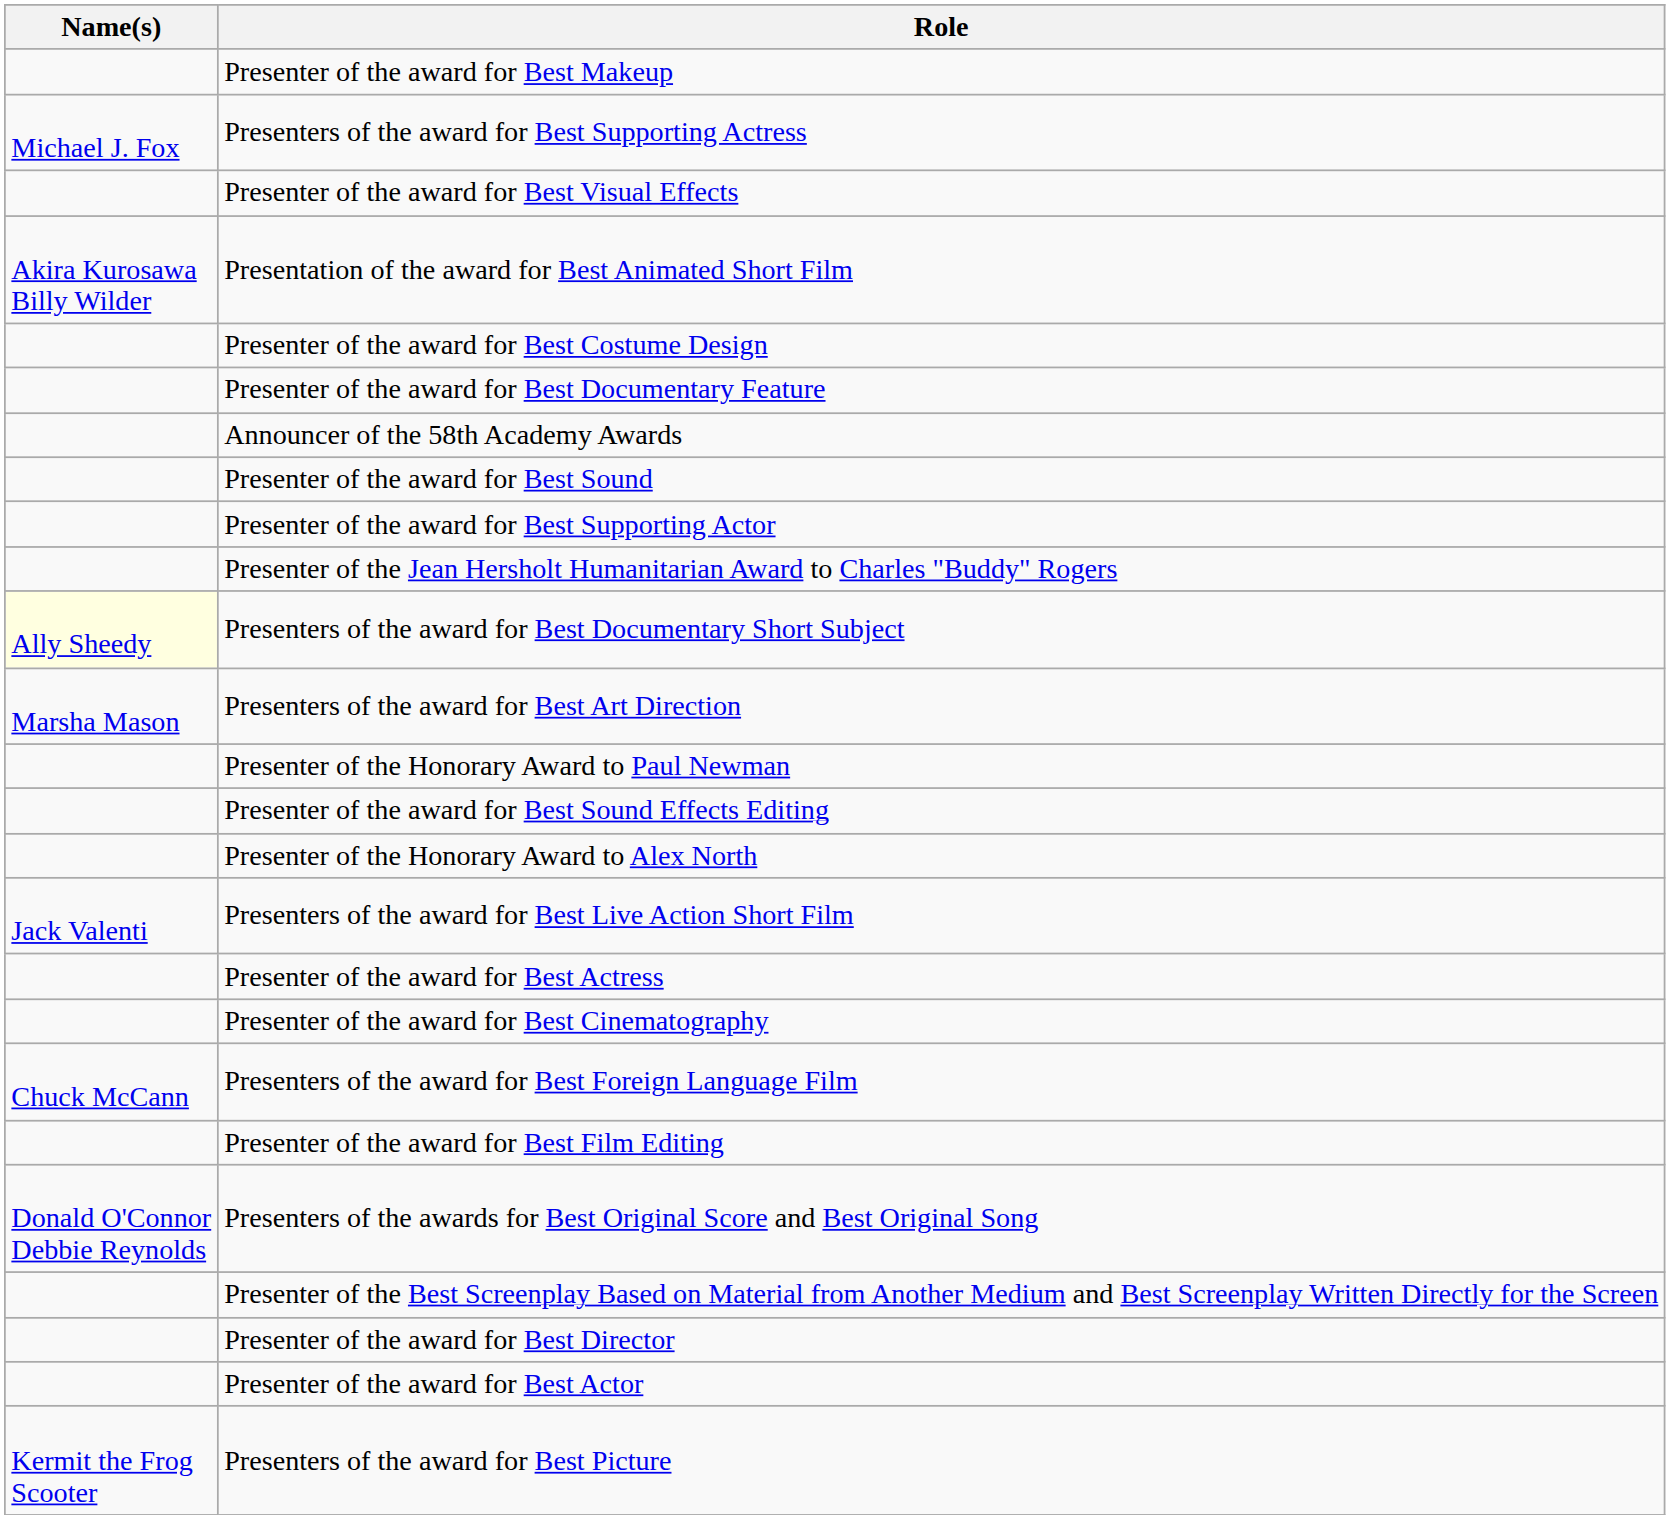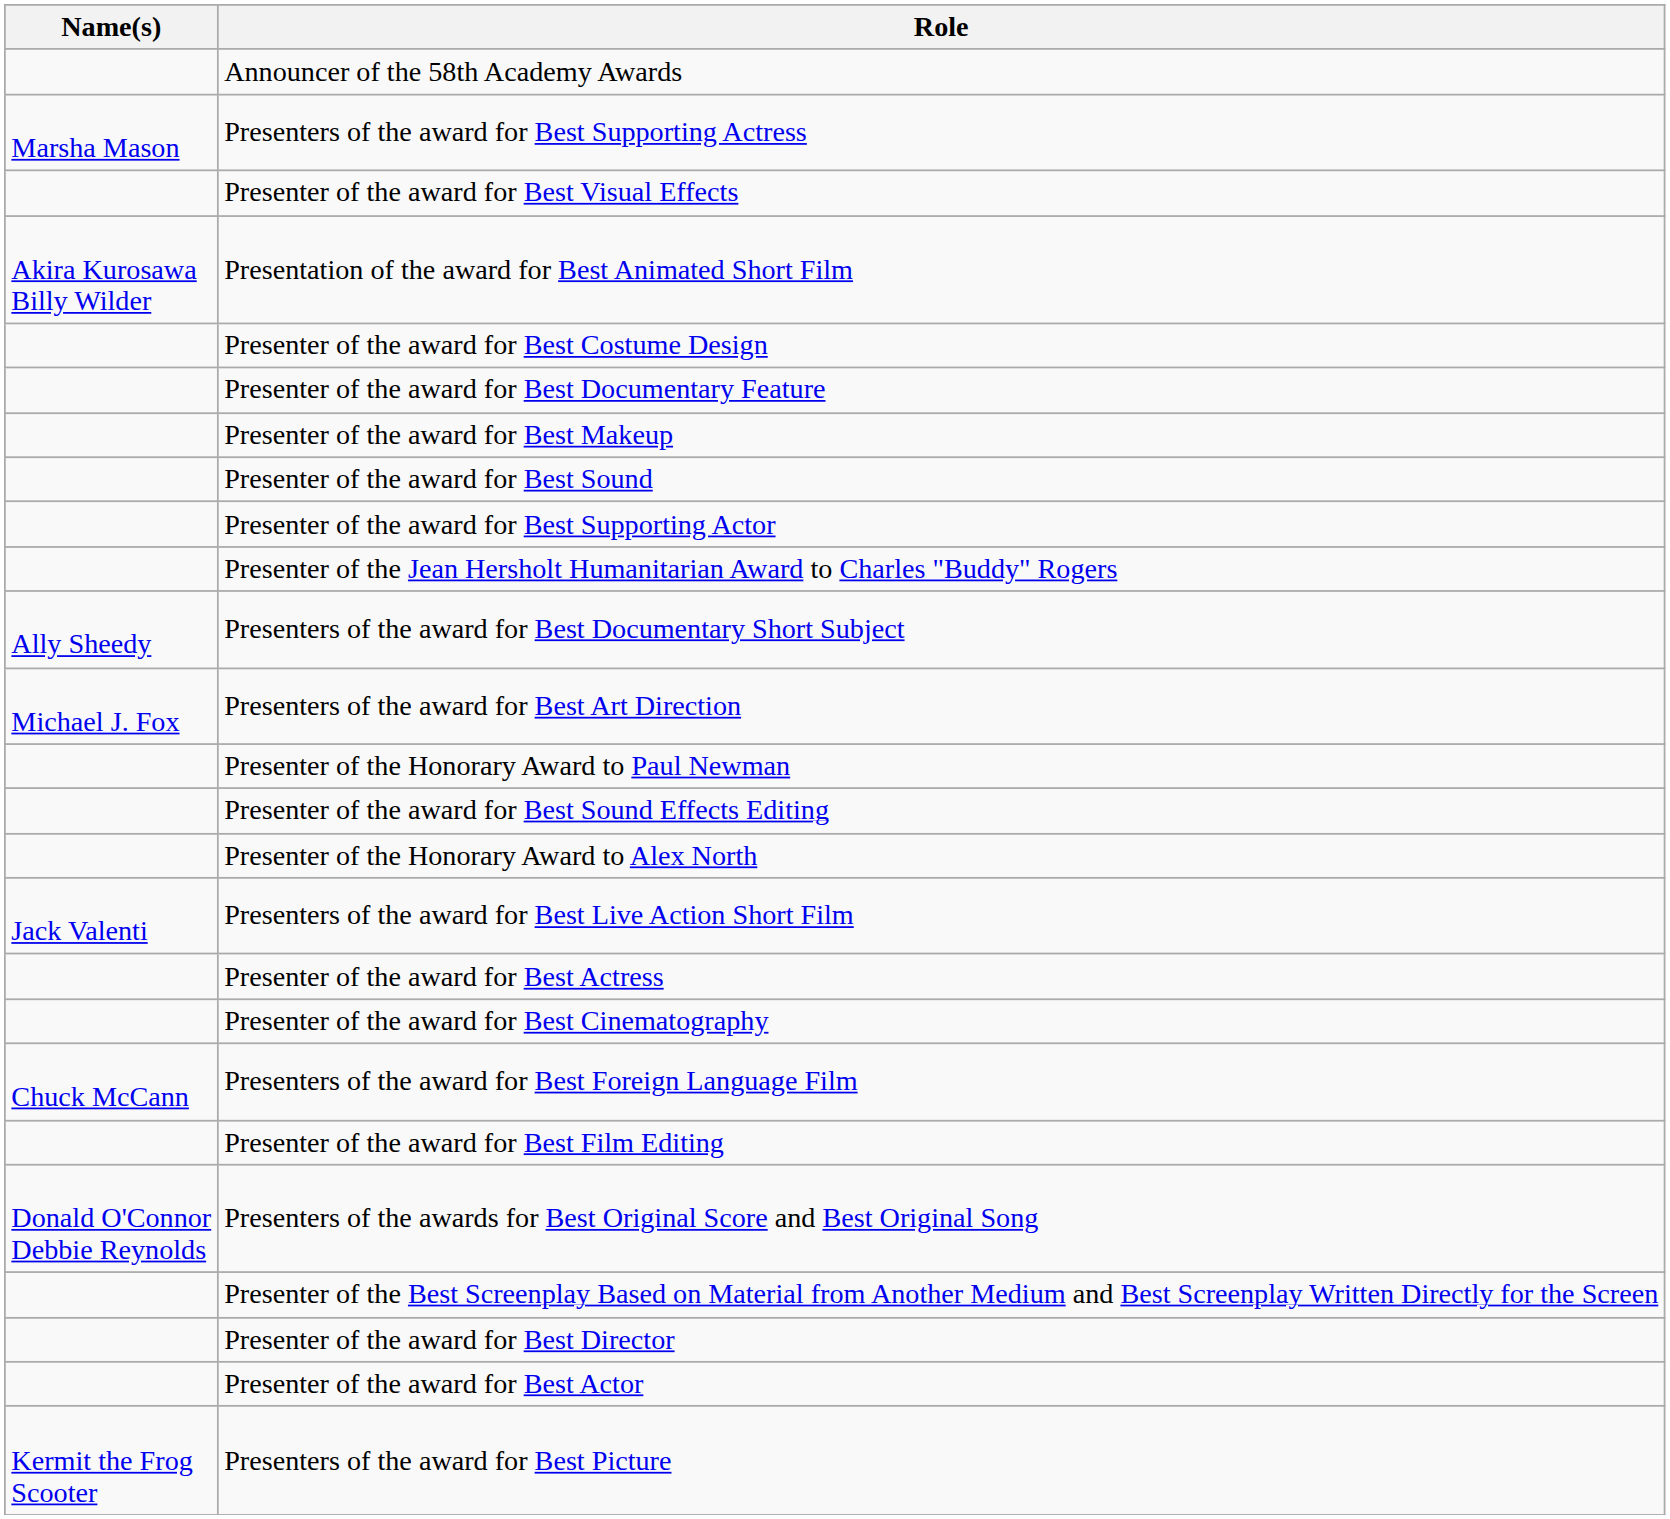rows swapped: (453, 434) <-> (449, 71)
(95, 147) Michael J. Fox -> (95, 147) Marsha Mason
(81, 644) lightyellow background -> (81, 644) no background
(95, 721) Marsha Mason -> (95, 721) Michael J. Fox
